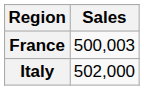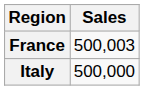(104, 71) 502,000 -> (104, 71) 500,000
